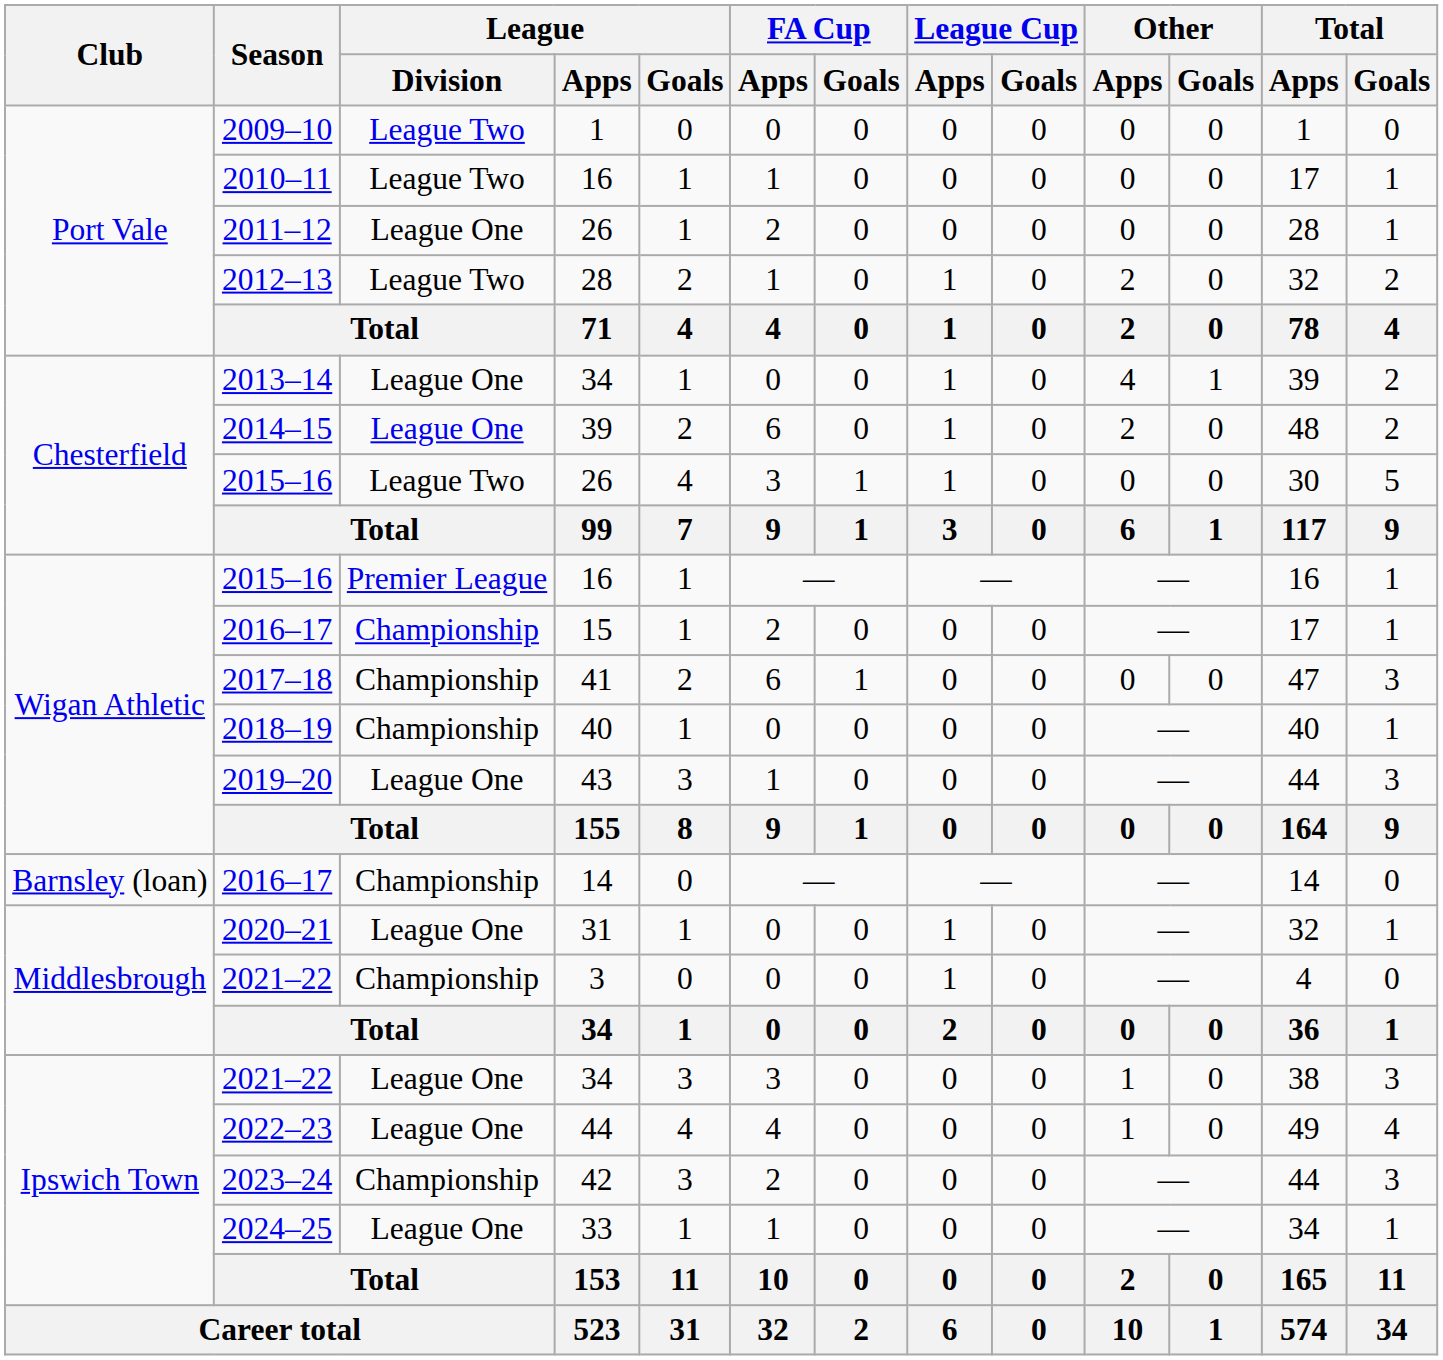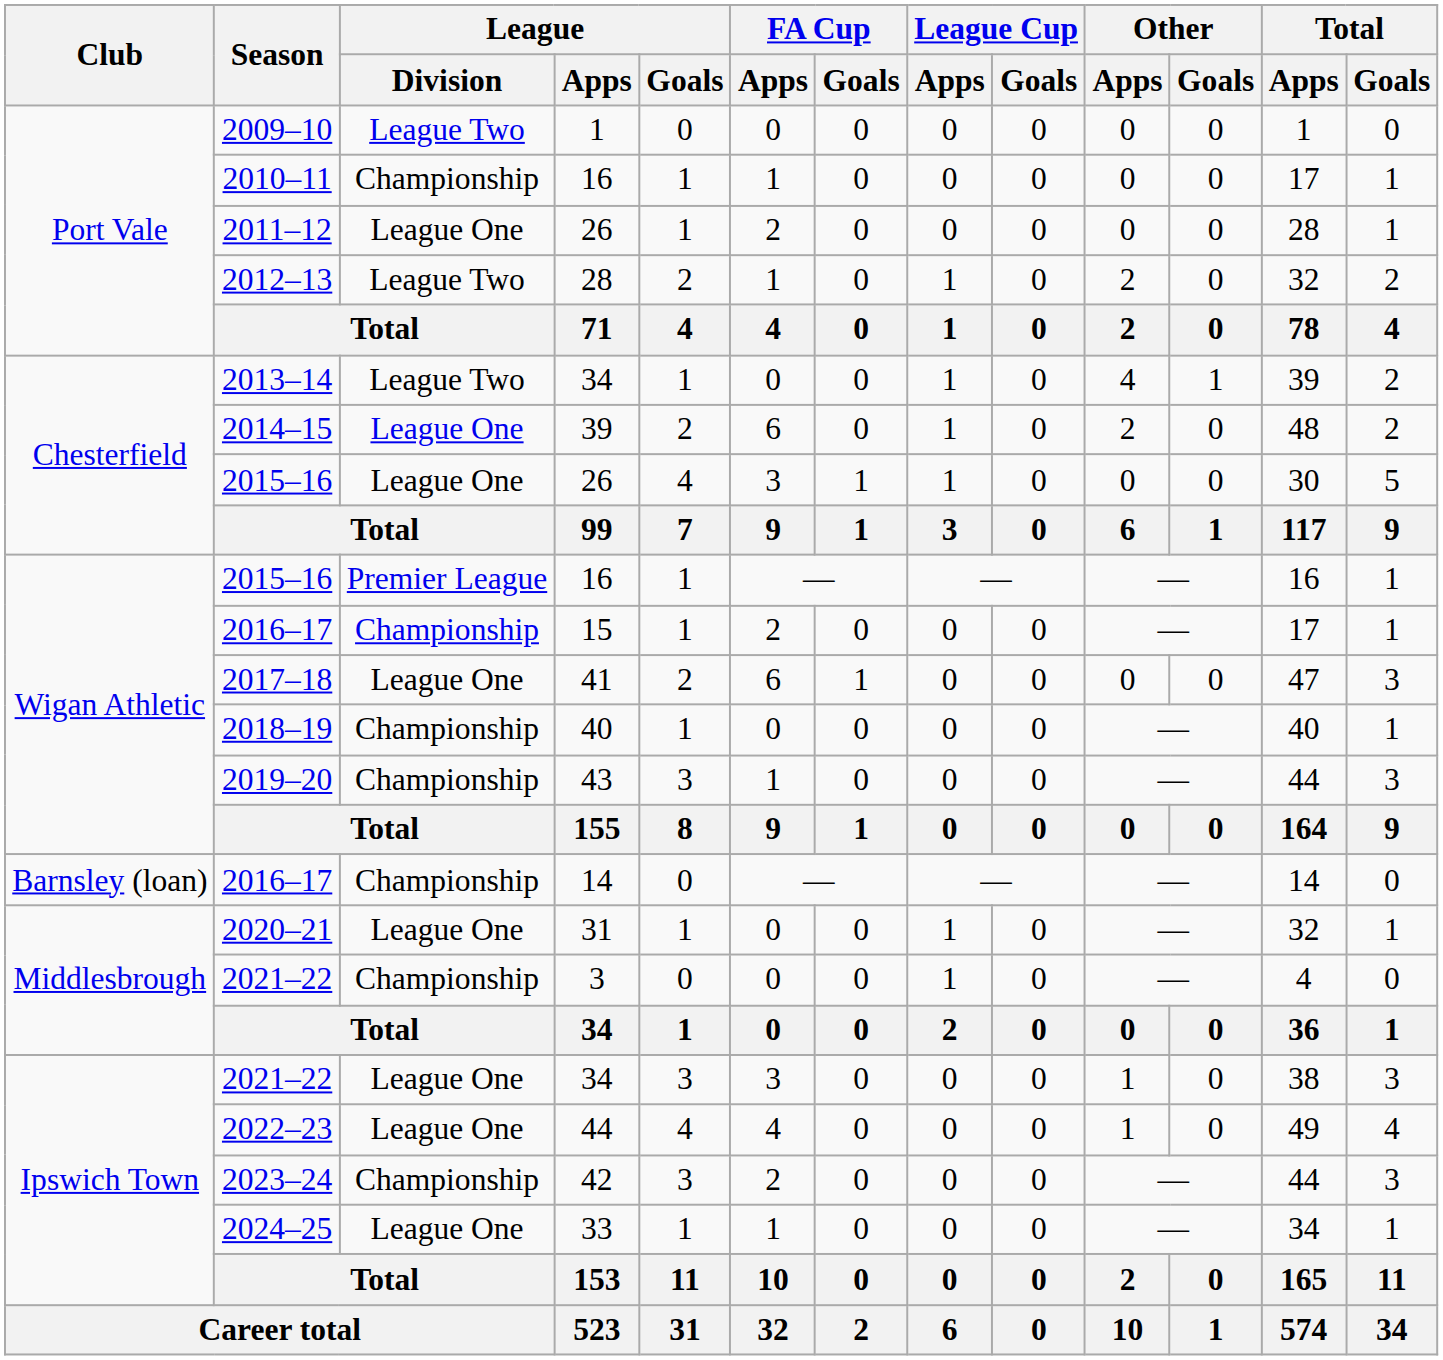(447, 179) League Two -> (447, 179) Championship
(447, 379) League One -> (447, 379) League Two
(447, 479) League Two -> (447, 479) League One
(447, 679) Championship -> (447, 679) League One
(447, 779) League One -> (447, 779) Championship
